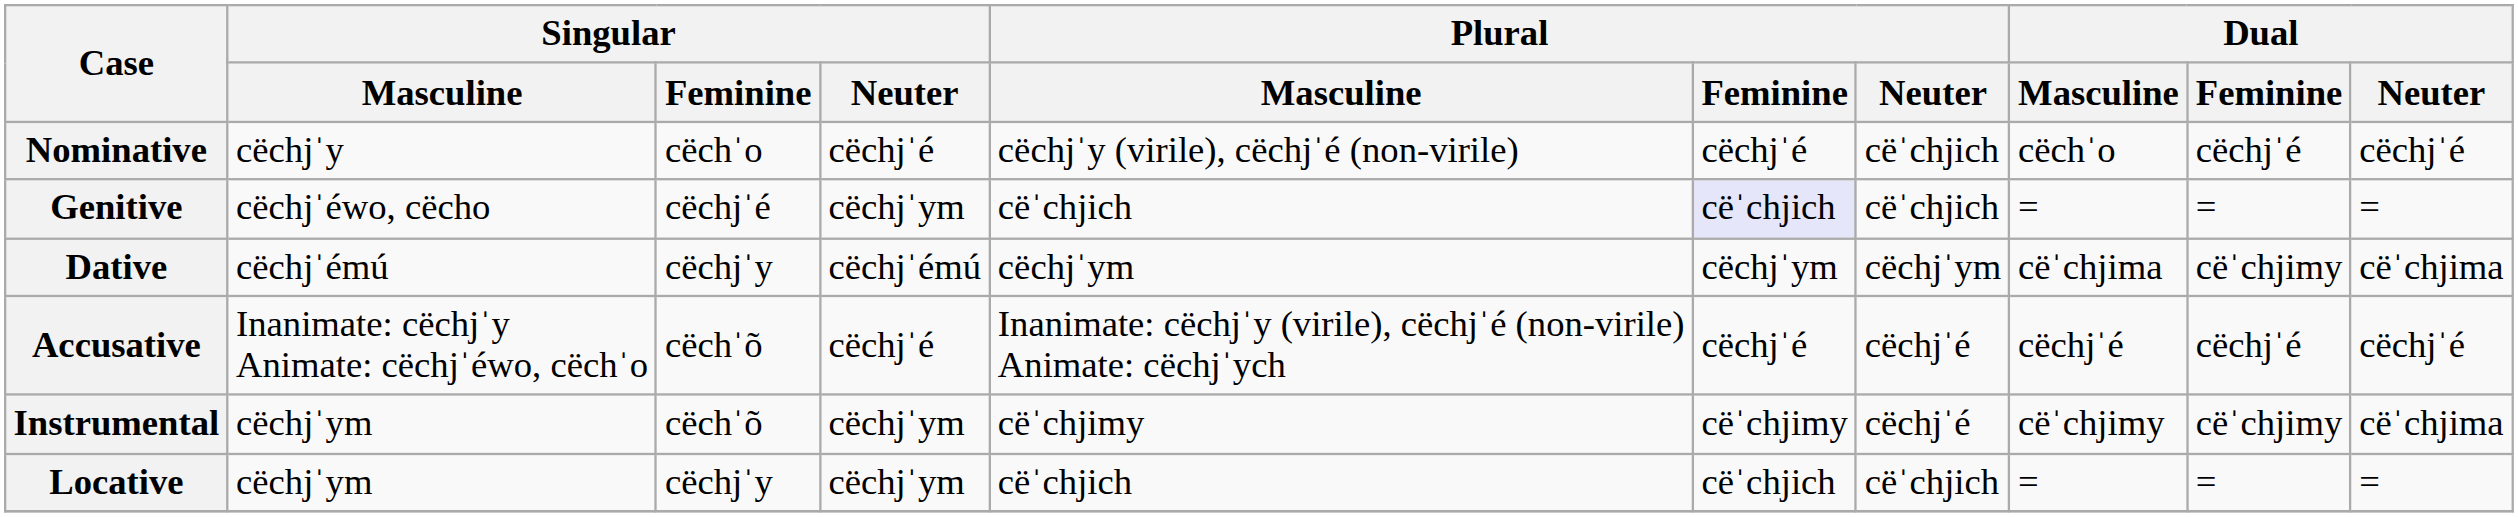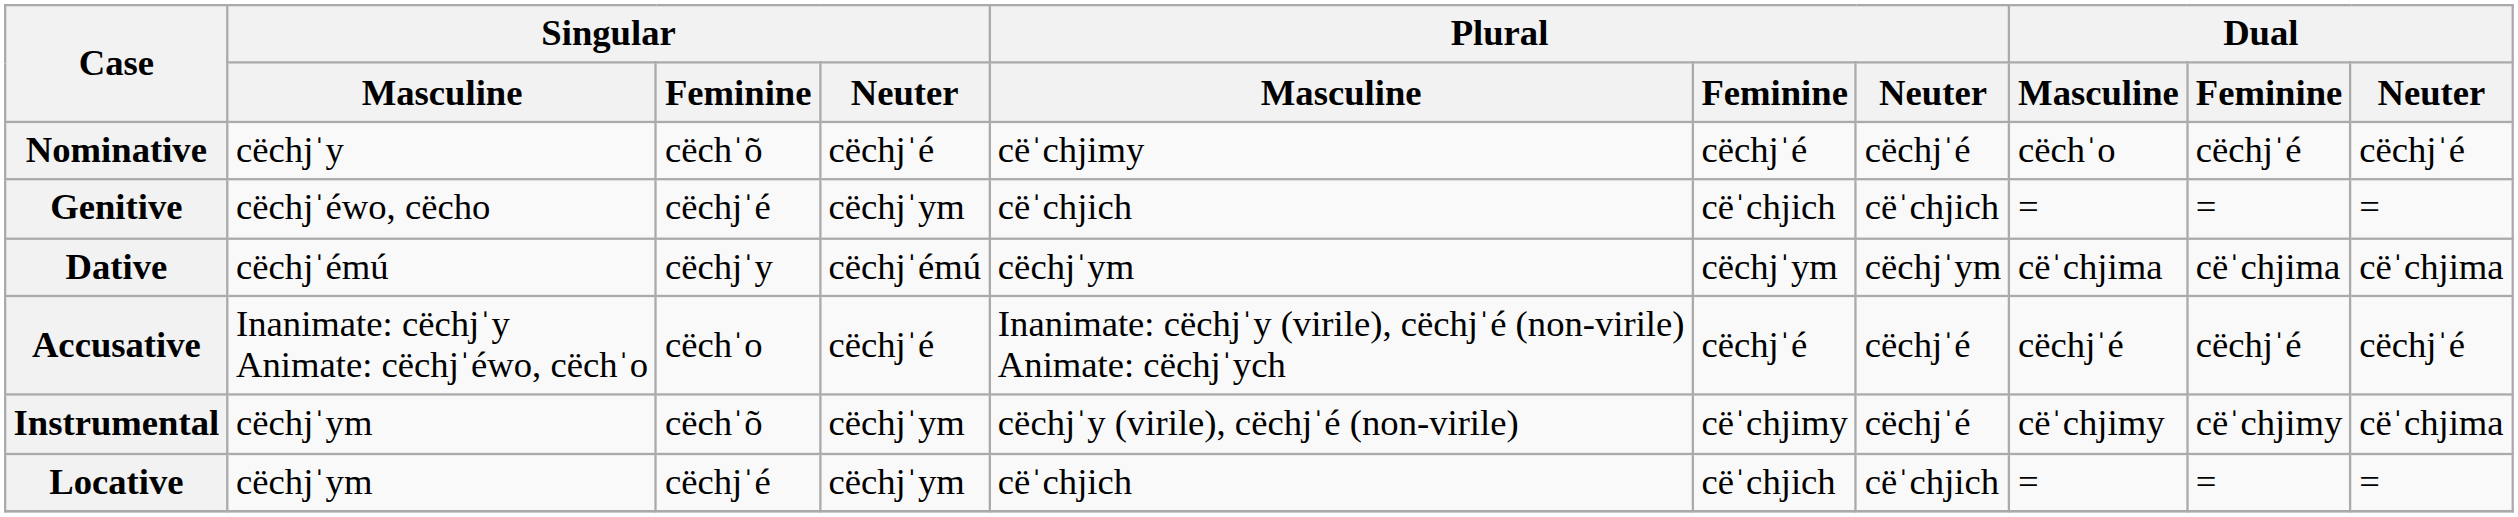(714, 149) cëchˈo -> (714, 149) cëchˈõ
(1258, 149) cëchjˈy (virile), cëchjˈé (non-virile) -> (1071, 149) cëˈchjimy
(1932, 149) cëˈchjich -> (1918, 149) cëchjˈé
(1769, 207) lavender background -> (1769, 207) no background
(2269, 265) cëˈchjimy -> (2268, 265) cëˈchjima
(714, 344) cëchˈõ -> (714, 344) cëchˈo
(1071, 423) cëˈchjimy -> (1258, 423) cëchjˈy (virile), cëchjˈé (non-virile)
(719, 481) cëchjˈy -> (718, 481) cëchjˈé
